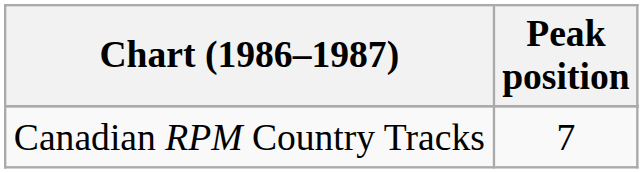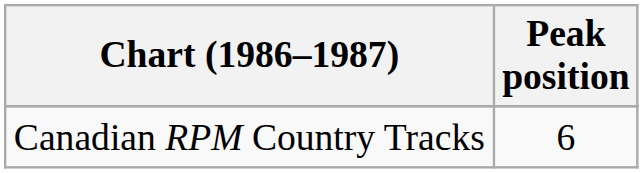(566, 136) 7 -> (566, 136) 6
